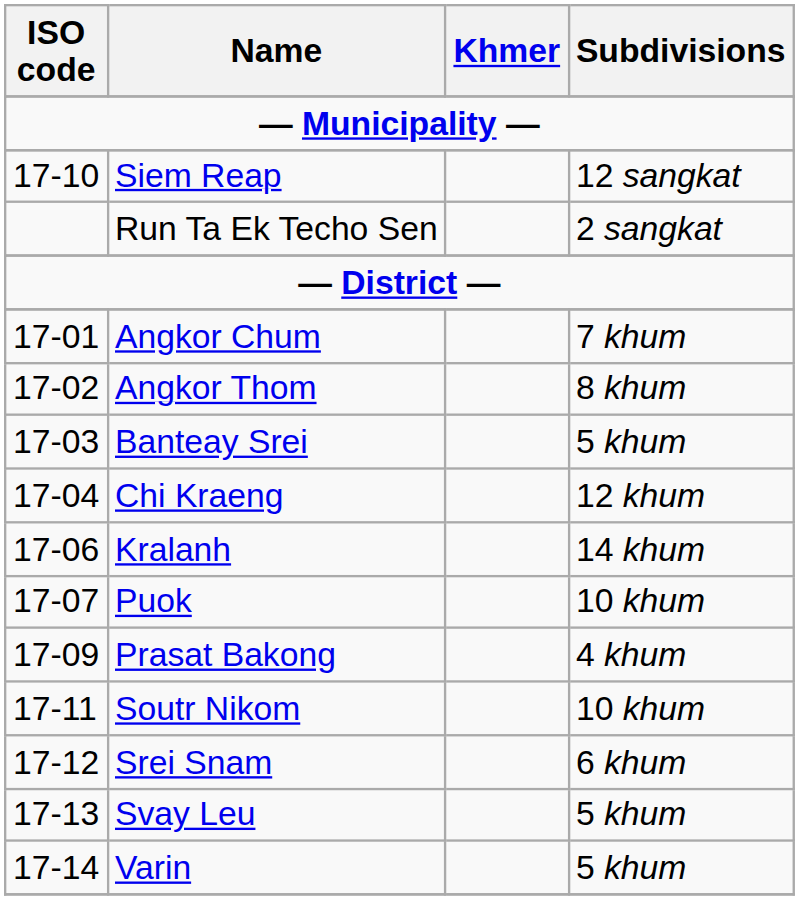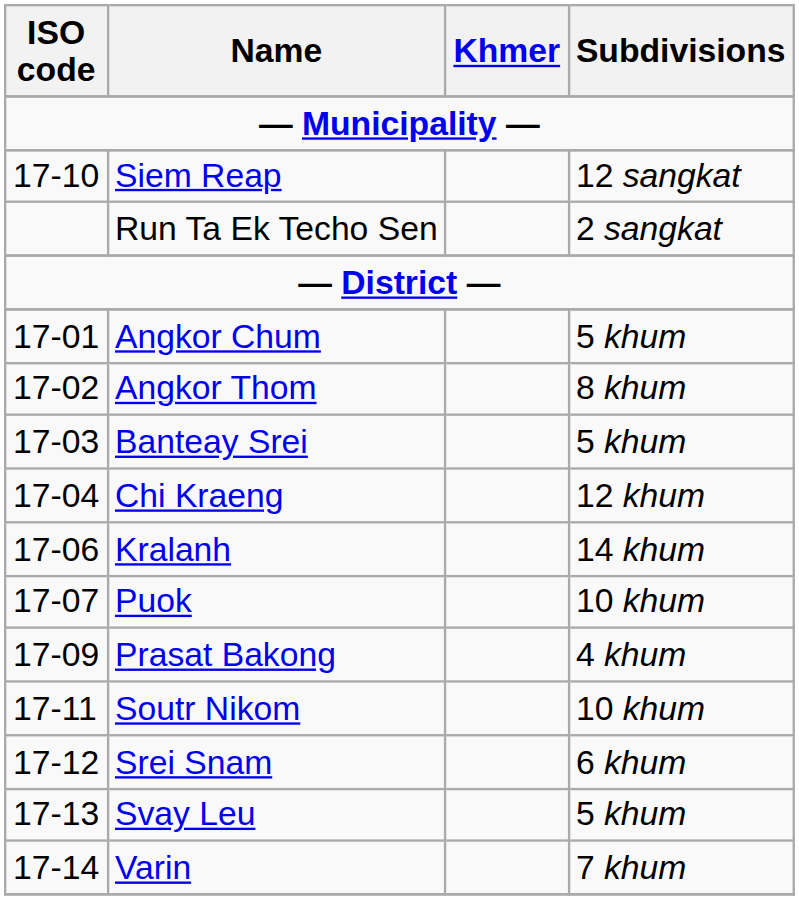(631, 336) 7 khum -> (631, 336) 5 khum
(631, 868) 5 khum -> (631, 868) 7 khum
